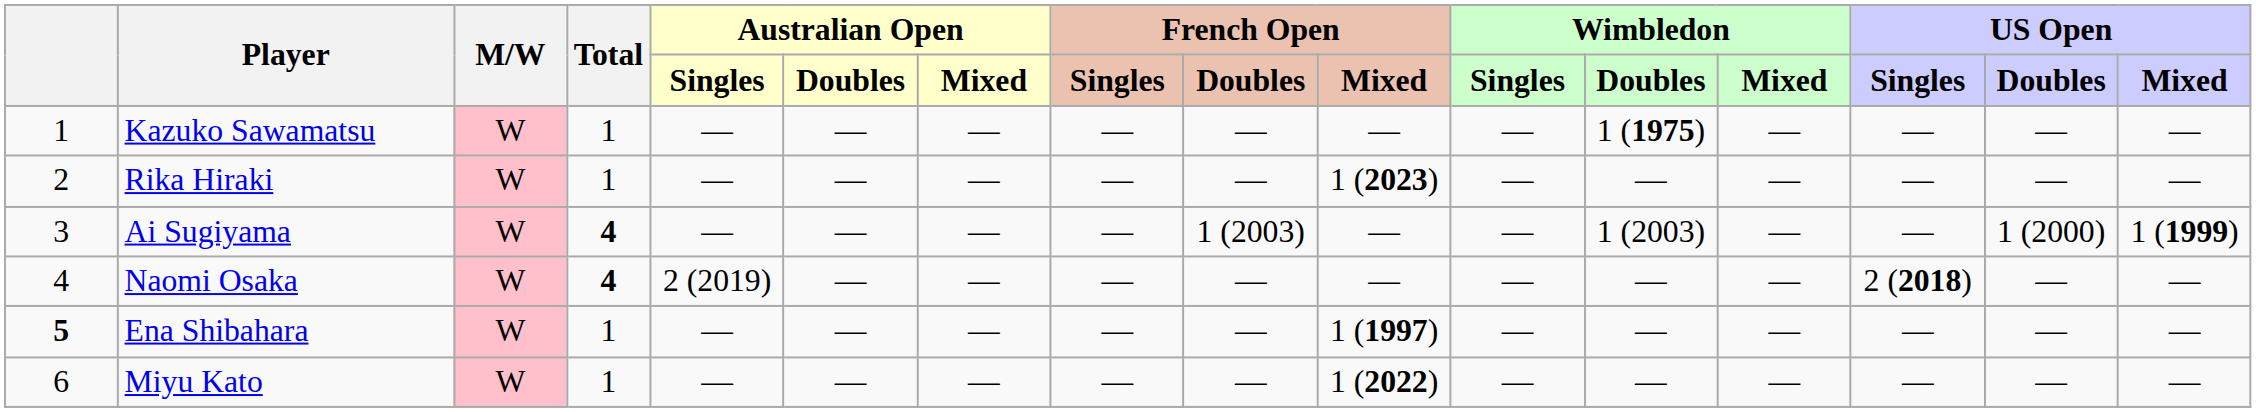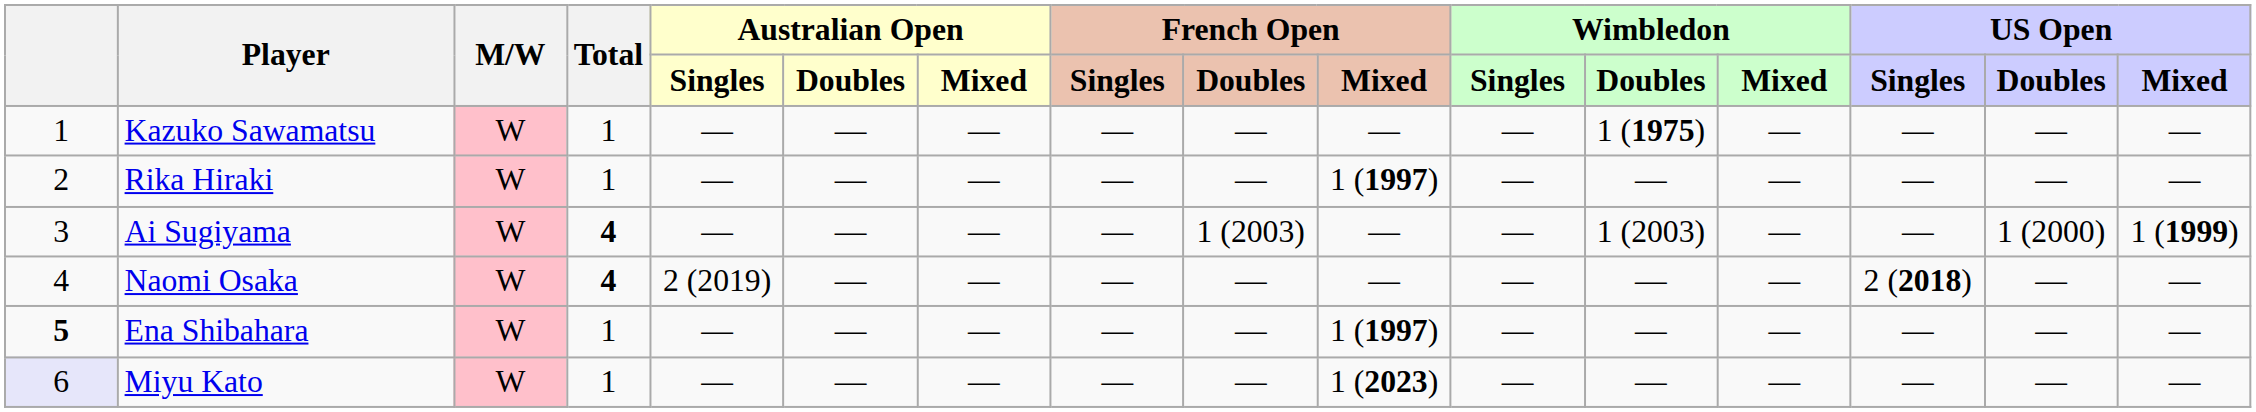(1384, 180) 1 (2023) -> (1384, 180) 1 (1997)
(61, 381) no background -> (61, 381) lavender background
(1384, 381) 1 (2022) -> (1384, 381) 1 (2023)
